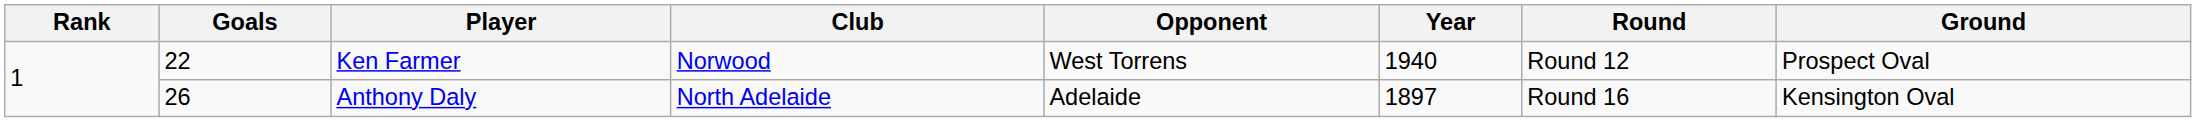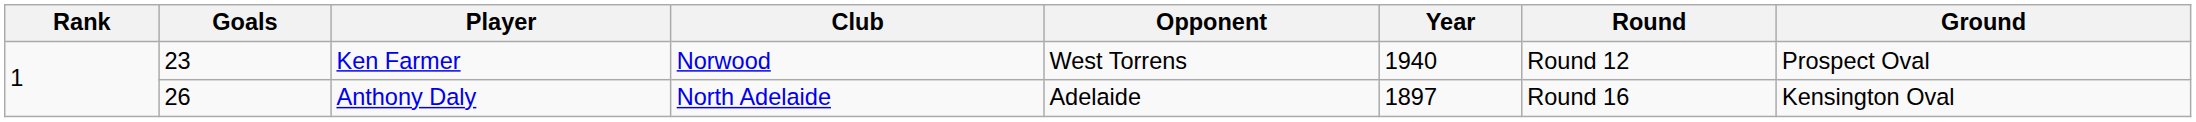(178, 60) 22 -> (178, 60) 23
